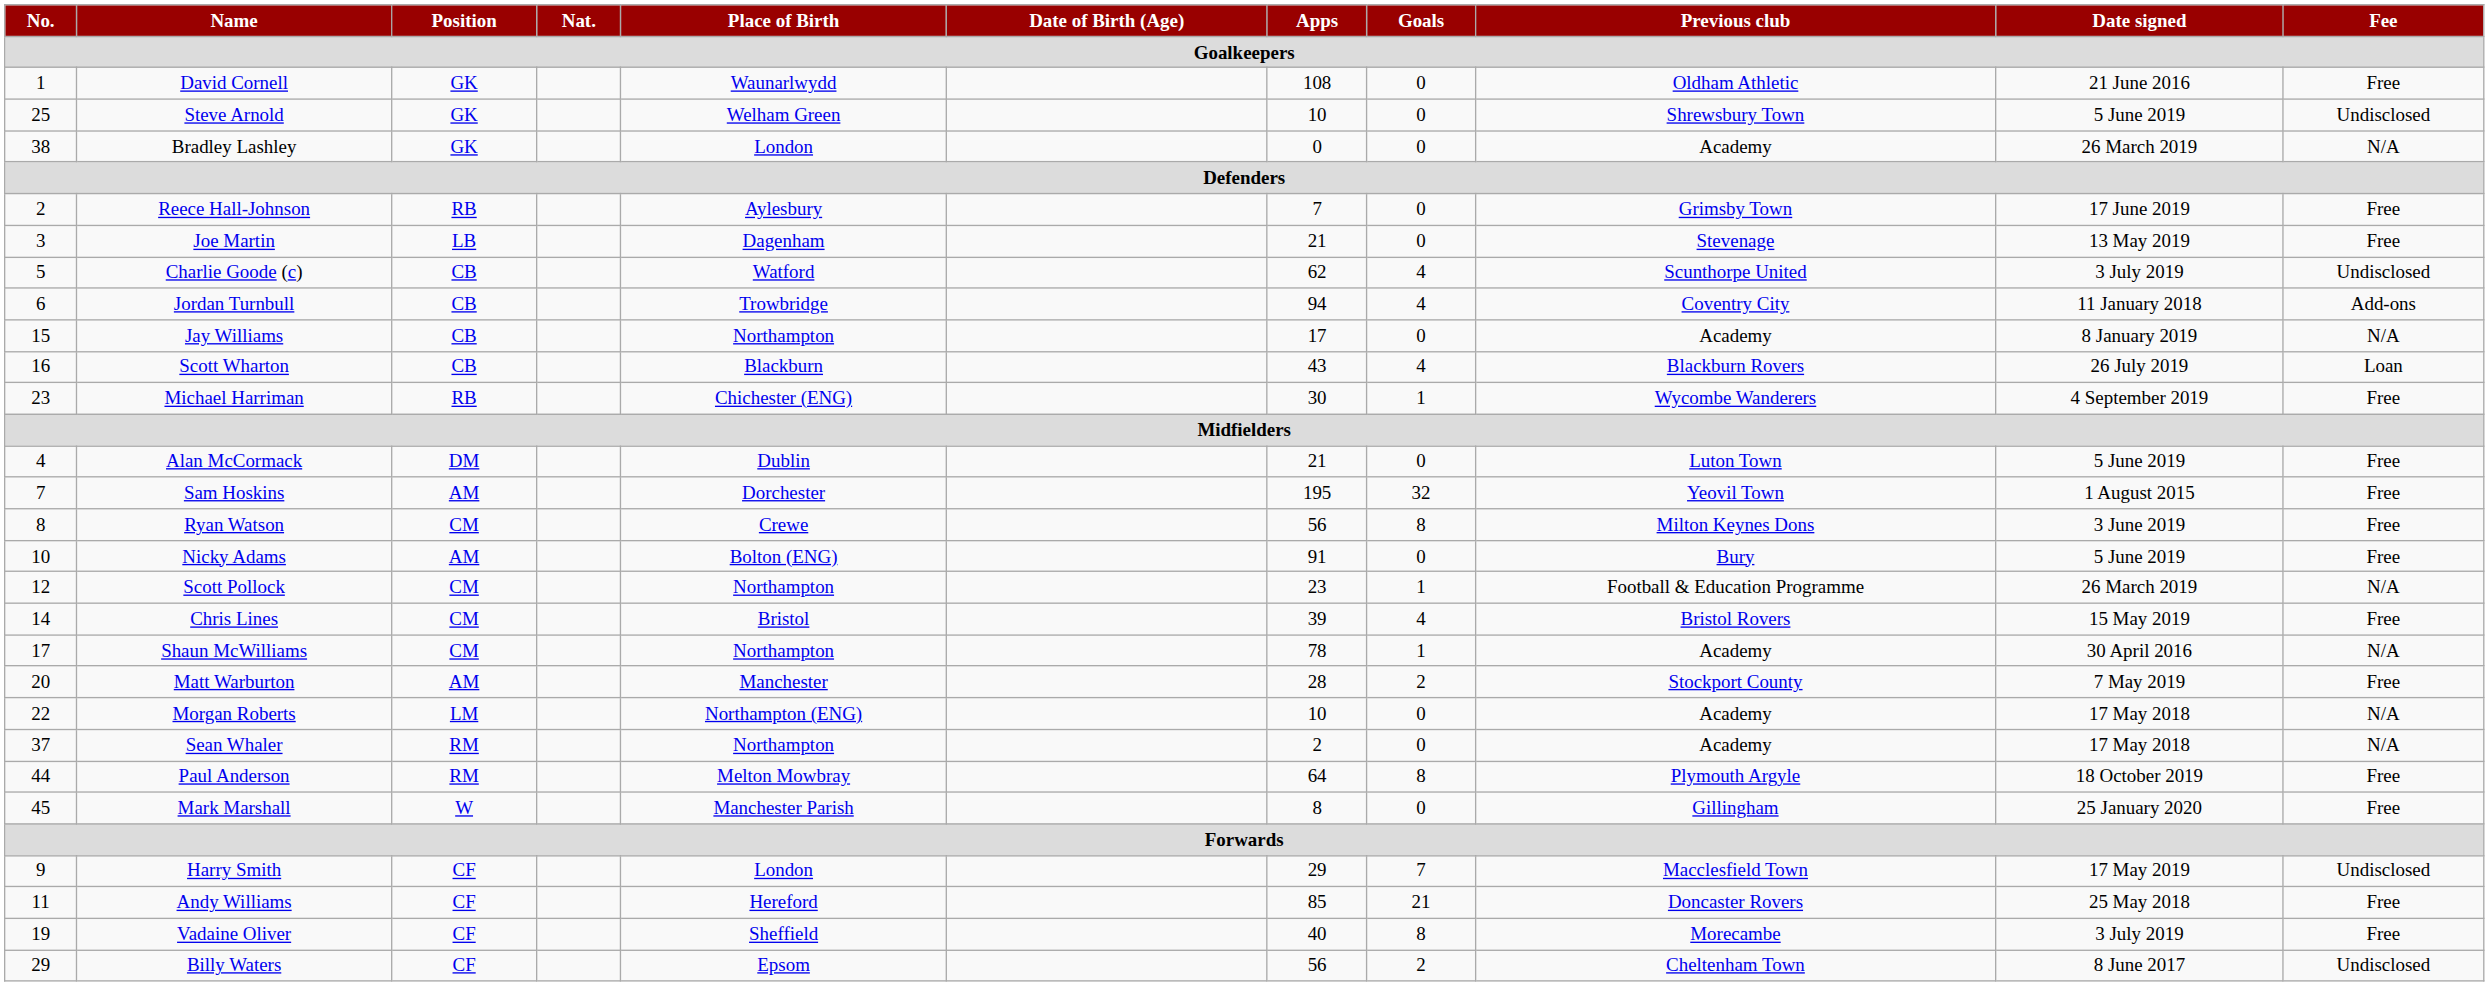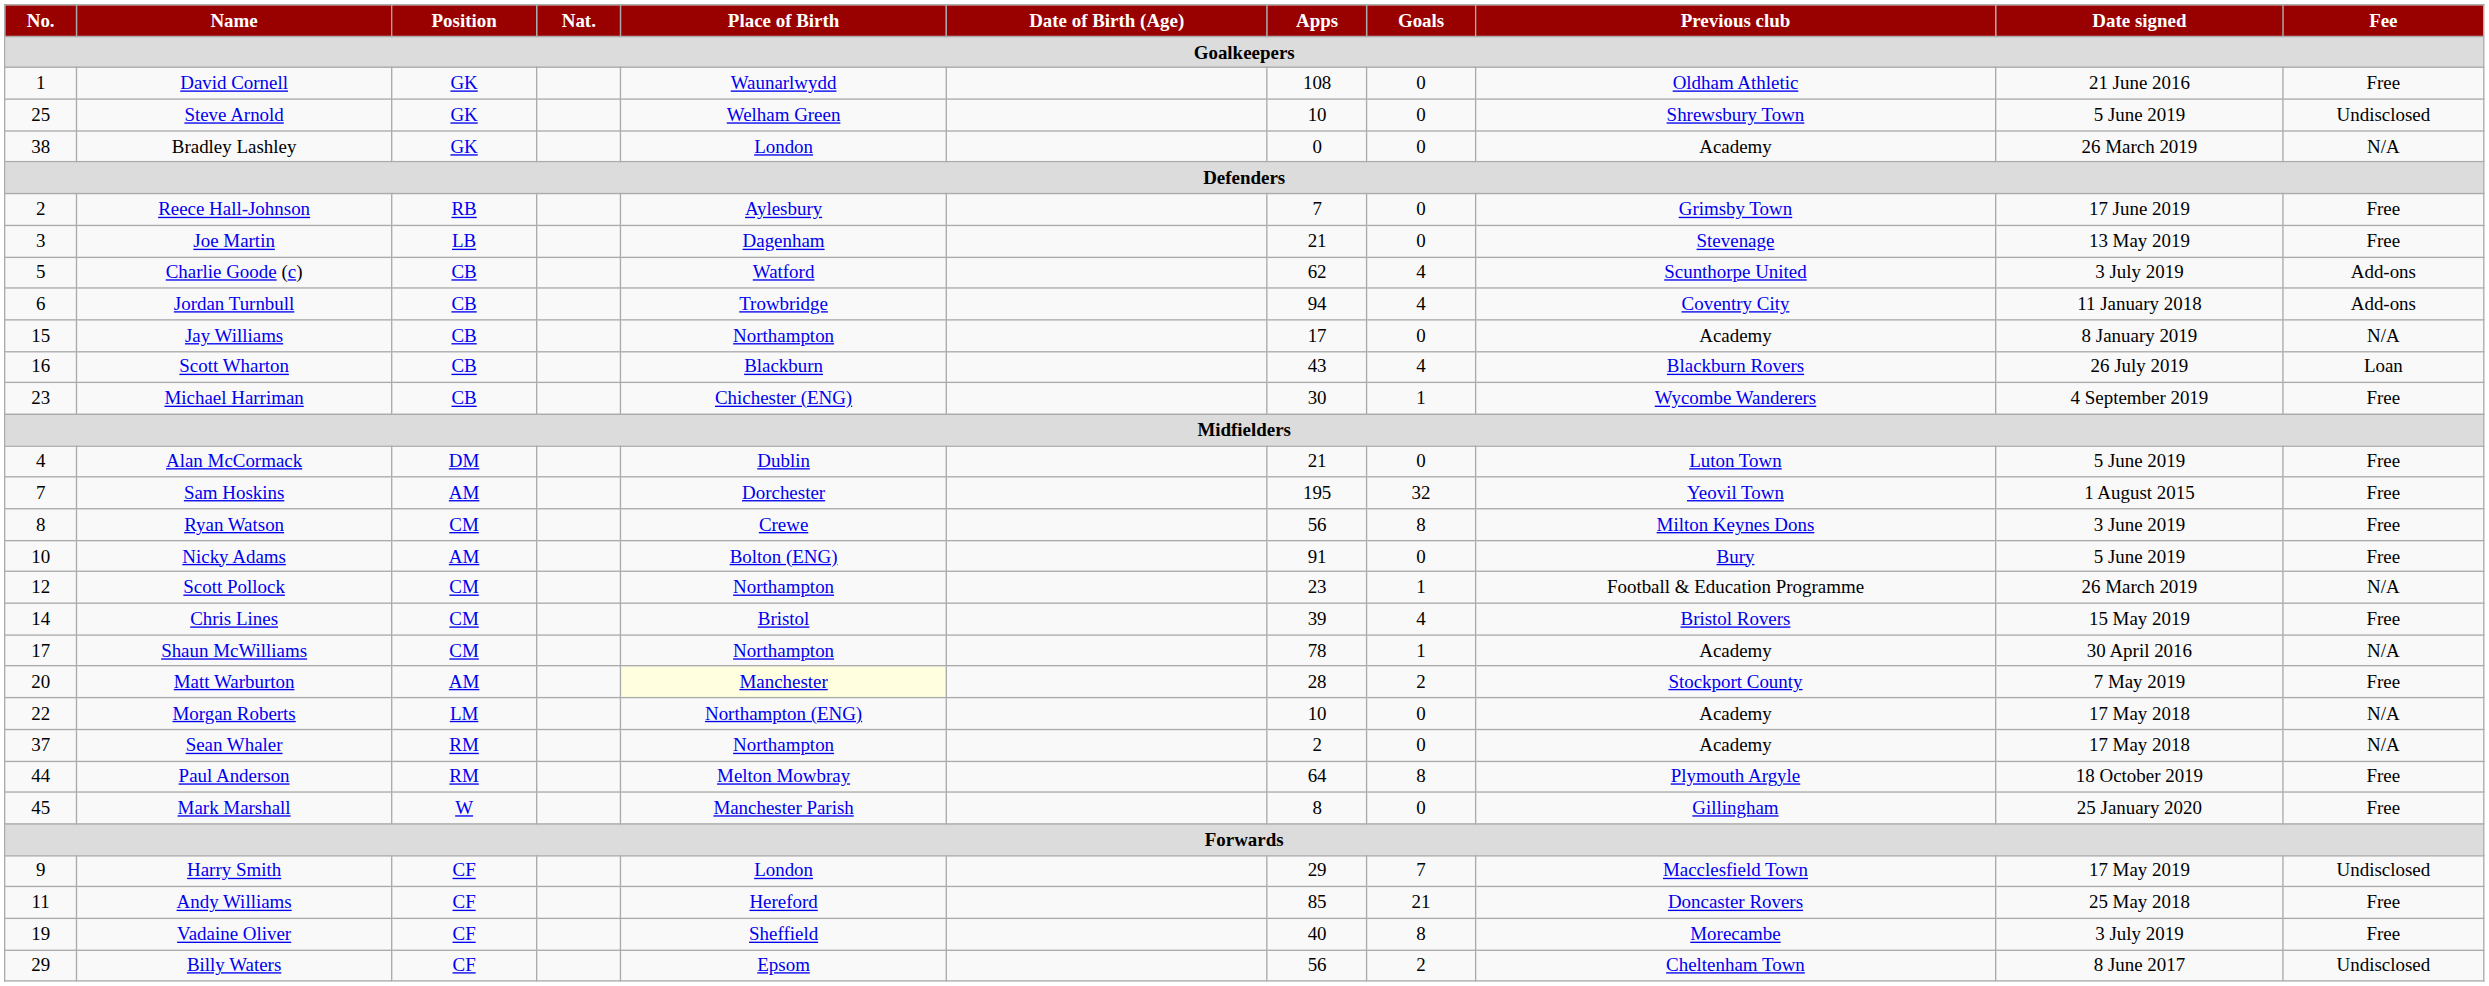(2383, 272) Undisclosed -> (2383, 272) Add-ons
(464, 398) RB -> (464, 398) CB
(784, 682) no background -> (784, 682) lightyellow background
